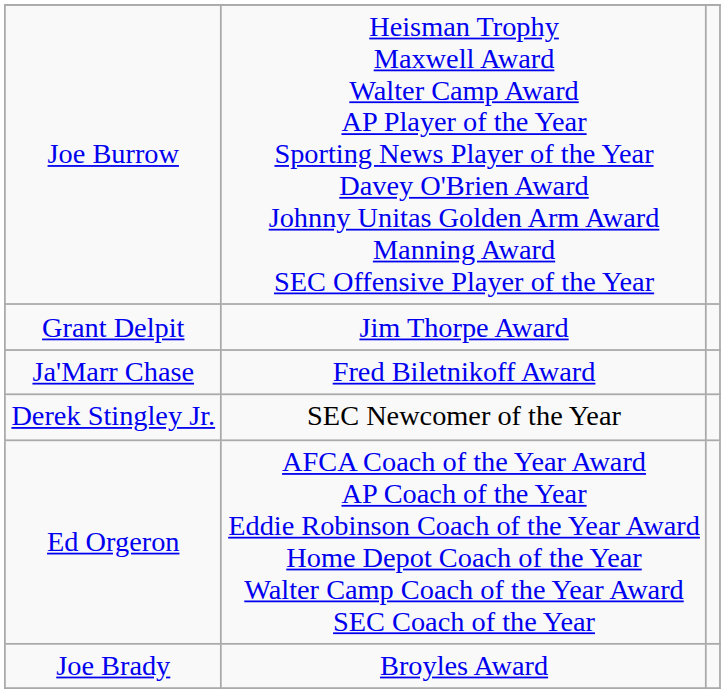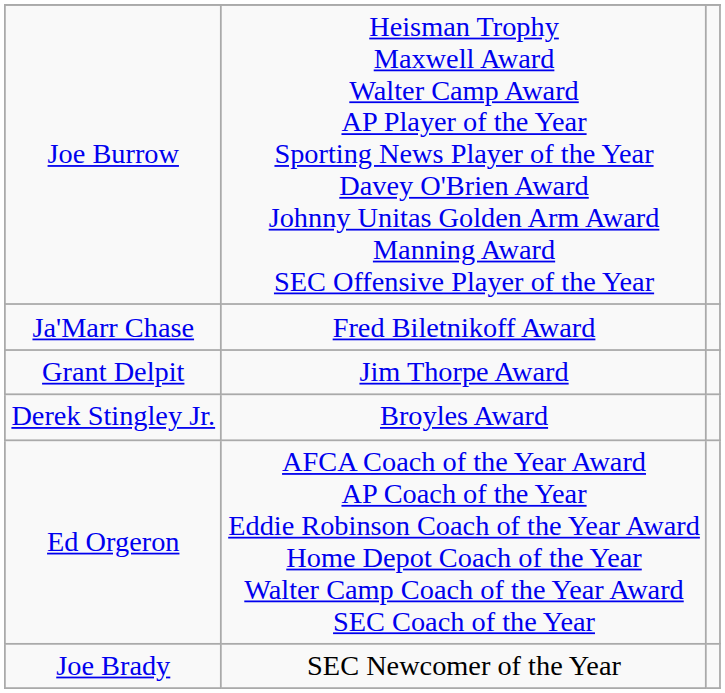rows swapped: (113, 371) <-> (113, 326)
(464, 416) SEC Newcomer of the Year -> (464, 416) Broyles Award
(464, 665) Broyles Award -> (464, 665) SEC Newcomer of the Year
